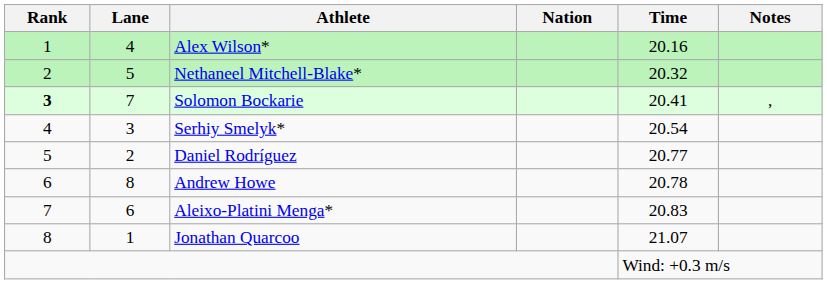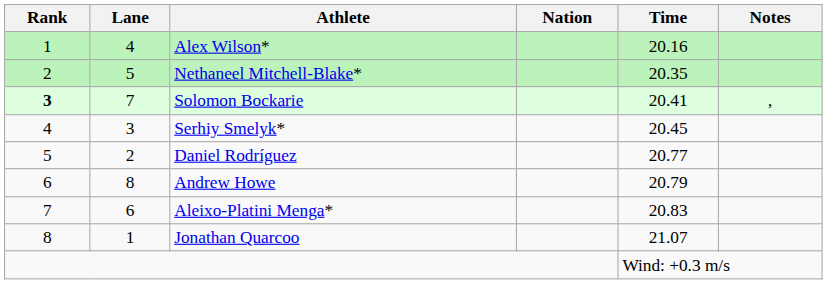(668, 73) 20.32 -> (668, 73) 20.35
(668, 127) 20.54 -> (668, 127) 20.45
(668, 182) 20.78 -> (668, 182) 20.79
